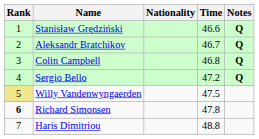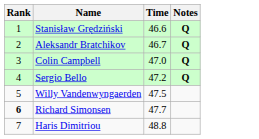- column: (171, 12)
(211, 61) 46.8 -> (157, 61) 47.0
(19, 93) khaki background -> (19, 93) no background
(211, 110) 47.8 -> (157, 110) 47.7
